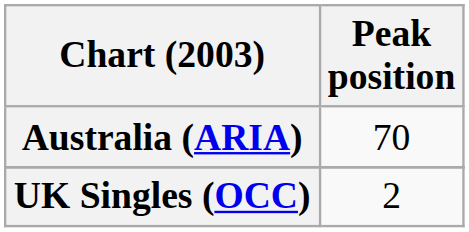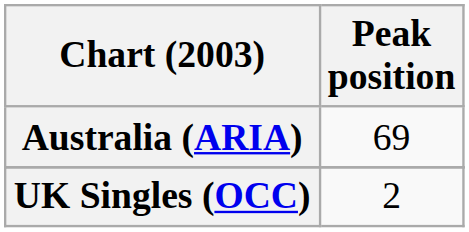(392, 136) 70 -> (392, 136) 69
